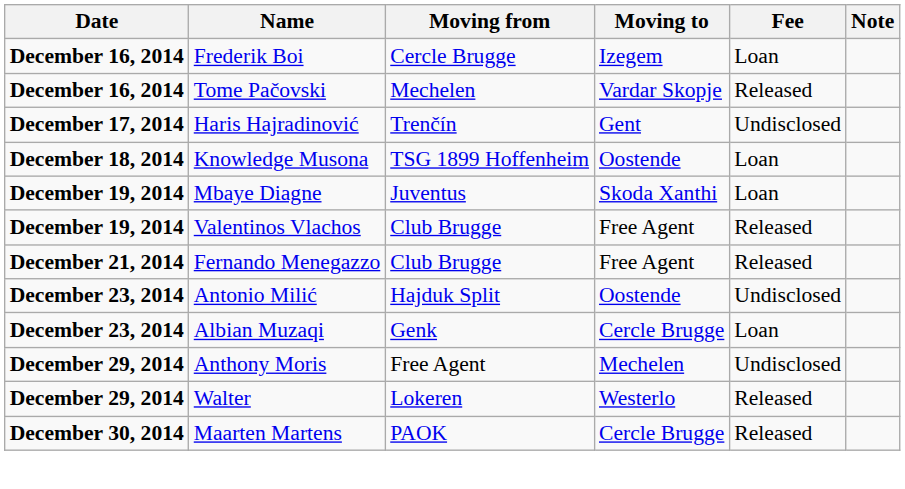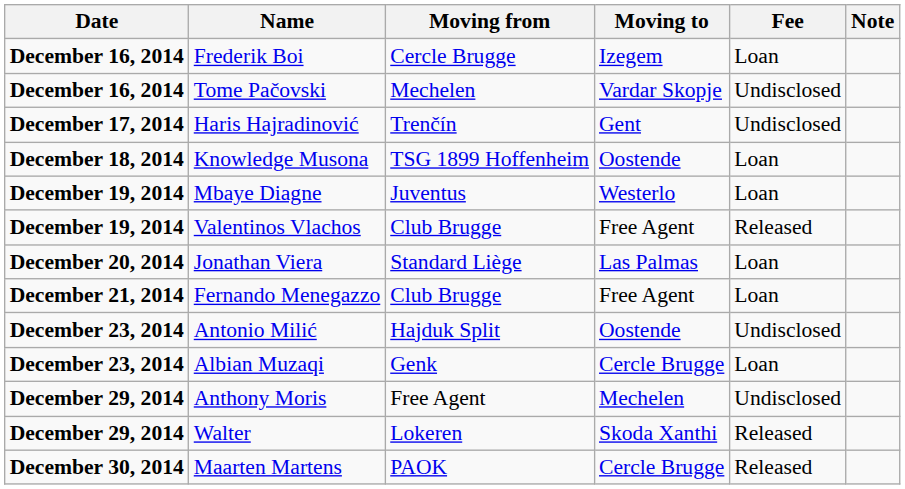(773, 90) Released -> (788, 90) Undisclosed
(658, 192) Skoda Xanthi -> (637, 192) Westerlo
+ row: (258, 261)
(773, 261) Released -> (756, 295) Loan
(637, 398) Westerlo -> (658, 432) Skoda Xanthi
